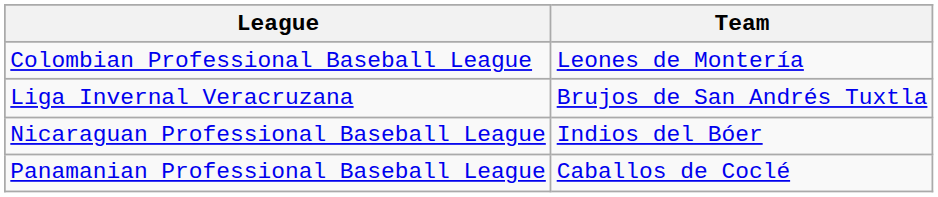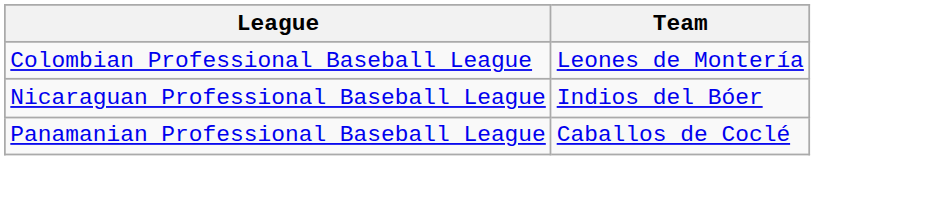- row: (182, 98)
